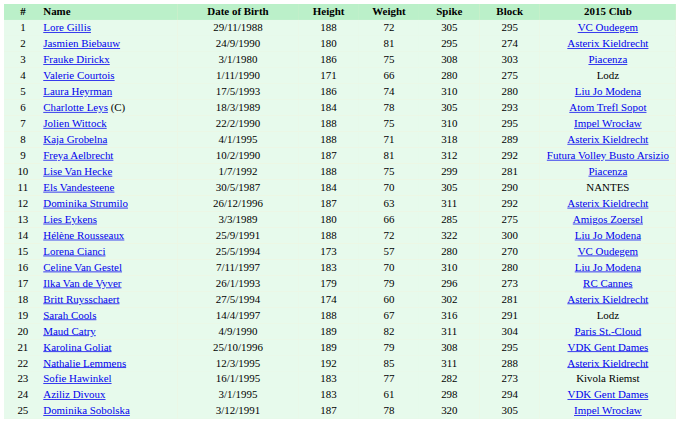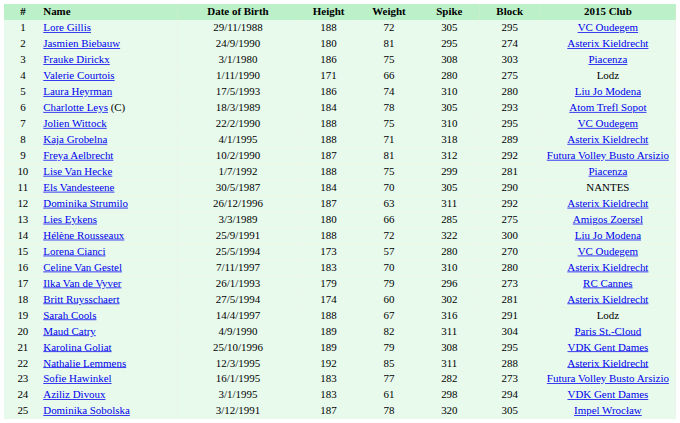(608, 123) Impel Wrocław -> (608, 123) VC Oudegem
(608, 267) Liu Jo Modena -> (608, 267) Asterix Kieldrecht
(608, 379) Kivola Riemst -> (608, 379) Futura Volley Busto Arsizio
